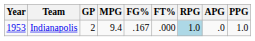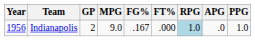(16, 28) 1953 -> (16, 28) 1956
(116, 28) 9.4 -> (116, 28) 9.0
